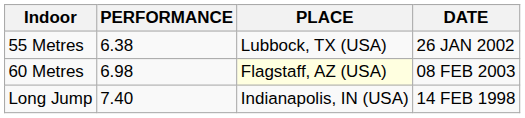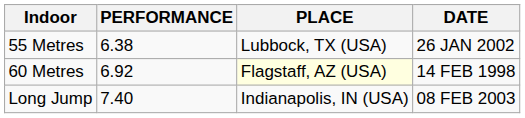(117, 71) 6.98 -> (117, 71) 6.92
(466, 71) 08 FEB 2003 -> (466, 71) 14 FEB 1998
(466, 98) 14 FEB 1998 -> (466, 98) 08 FEB 2003
